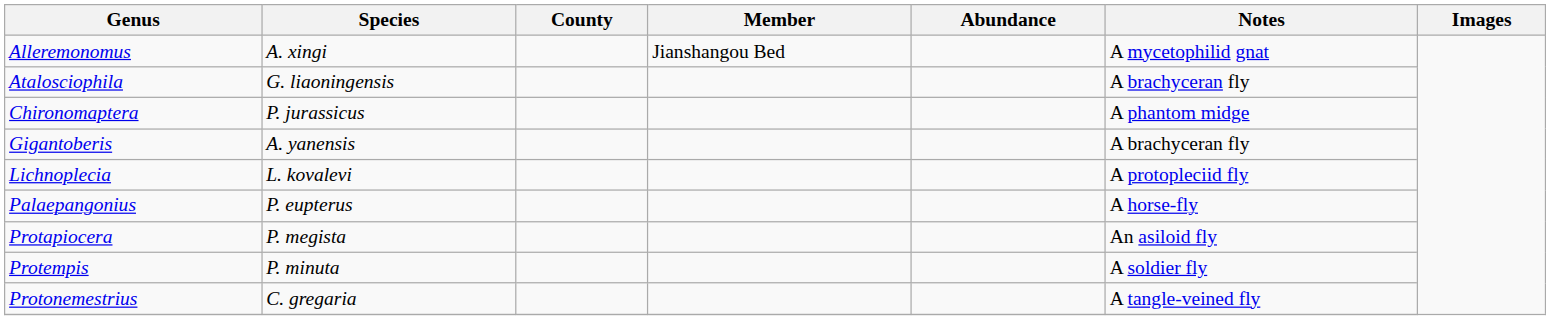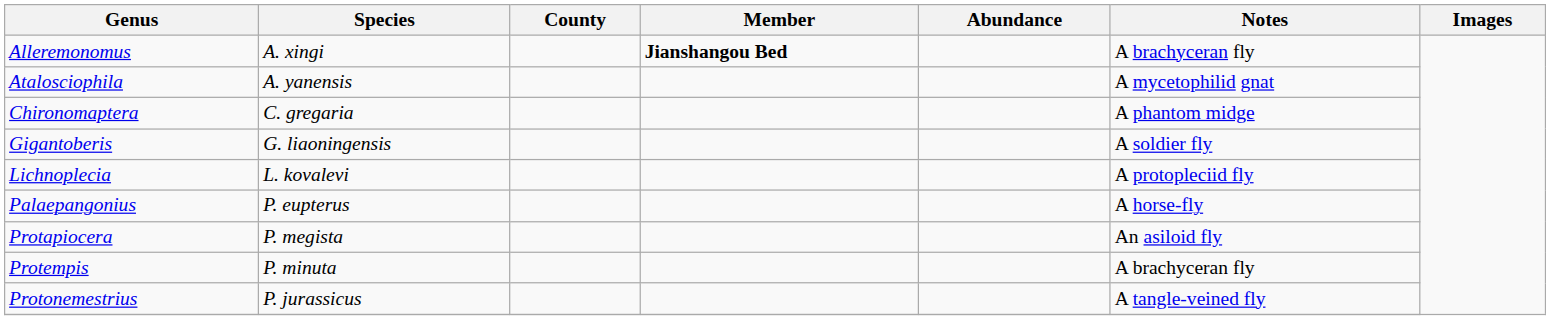(719, 50) normal -> (716, 50) bold
(1189, 50) A mycetophilid gnat -> (1185, 50) A brachyceran fly
(330, 81) G. liaoningensis -> (308, 81) A. yanensis
(1180, 81) A brachyceran fly -> (1194, 81) A mycetophilid gnat
(315, 112) P. jurassicus -> (308, 112) C. gregaria
(311, 143) A. yanensis -> (327, 143) G. liaoningensis
(1180, 143) A brachyceran fly -> (1164, 143) A soldier fly
(1158, 267) A soldier fly -> (1185, 267) A brachyceran fly
(311, 298) C. gregaria -> (312, 298) P. jurassicus
